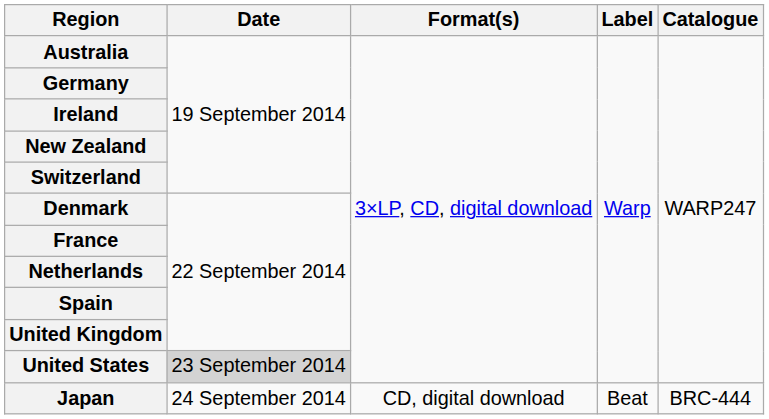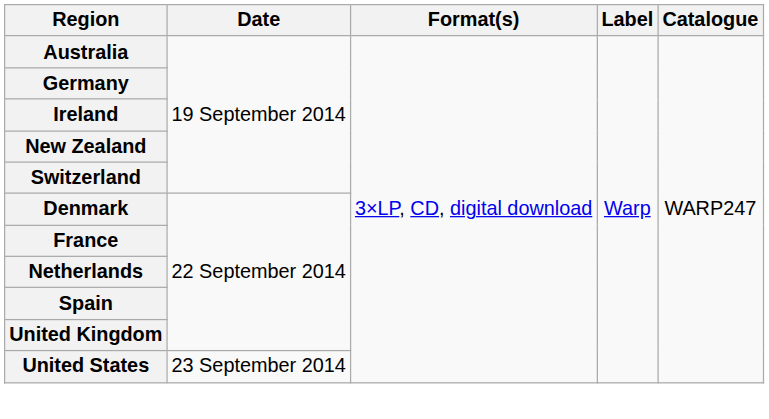(259, 366) lightgrey background -> (259, 366) no background
- row: (86, 397)
